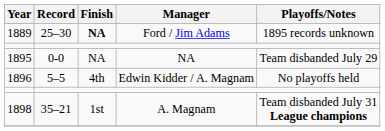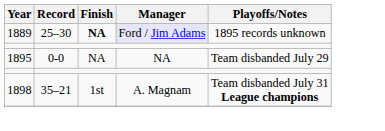(186, 33) no background -> (162, 33) lavender background
- row: (19, 77)
